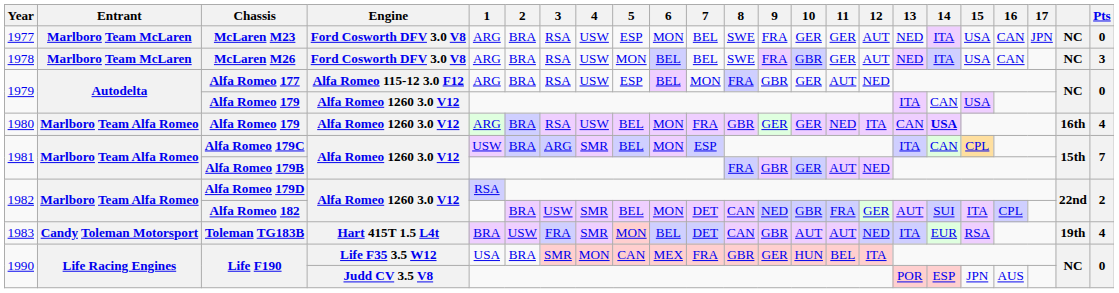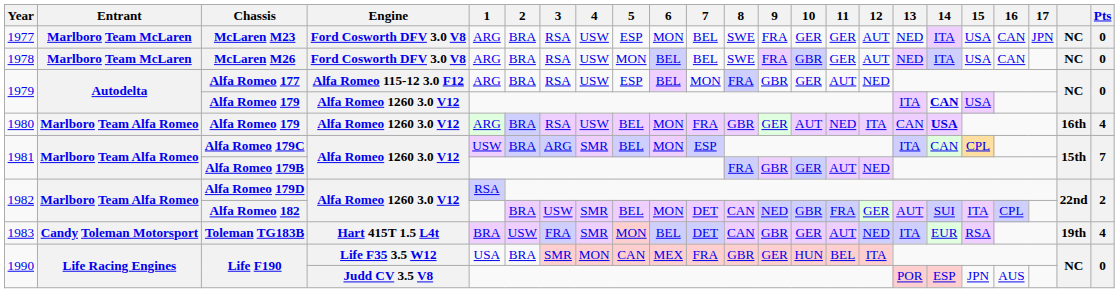(1102, 58) 3 -> (1103, 58) 0
(944, 102) normal -> (944, 102) bold
(809, 123) GER -> (809, 123) AUT
(809, 232) AUT -> (809, 232) GER
